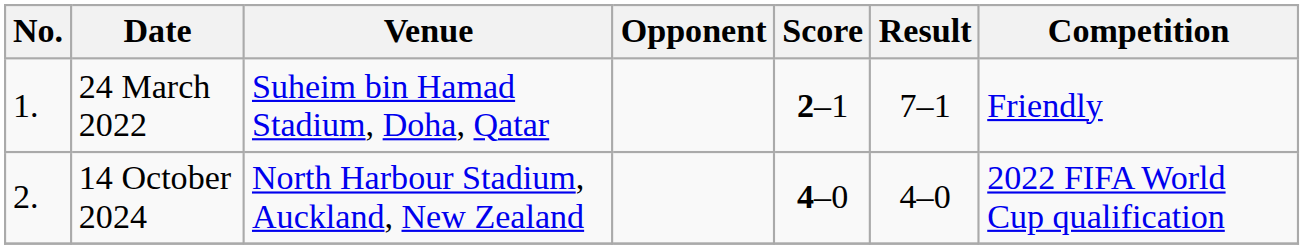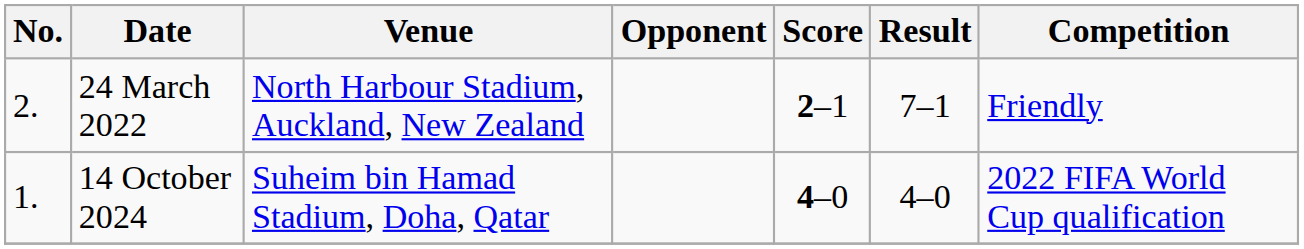(26, 104) 1. -> (26, 104) 2.
(401, 104) Suheim bin Hamad Stadium, Doha, Qatar -> (418, 104) North Harbour Stadium, Auckland, New Zealand
(26, 197) 2. -> (26, 197) 1.
(418, 197) North Harbour Stadium, Auckland, New Zealand -> (401, 197) Suheim bin Hamad Stadium, Doha, Qatar
